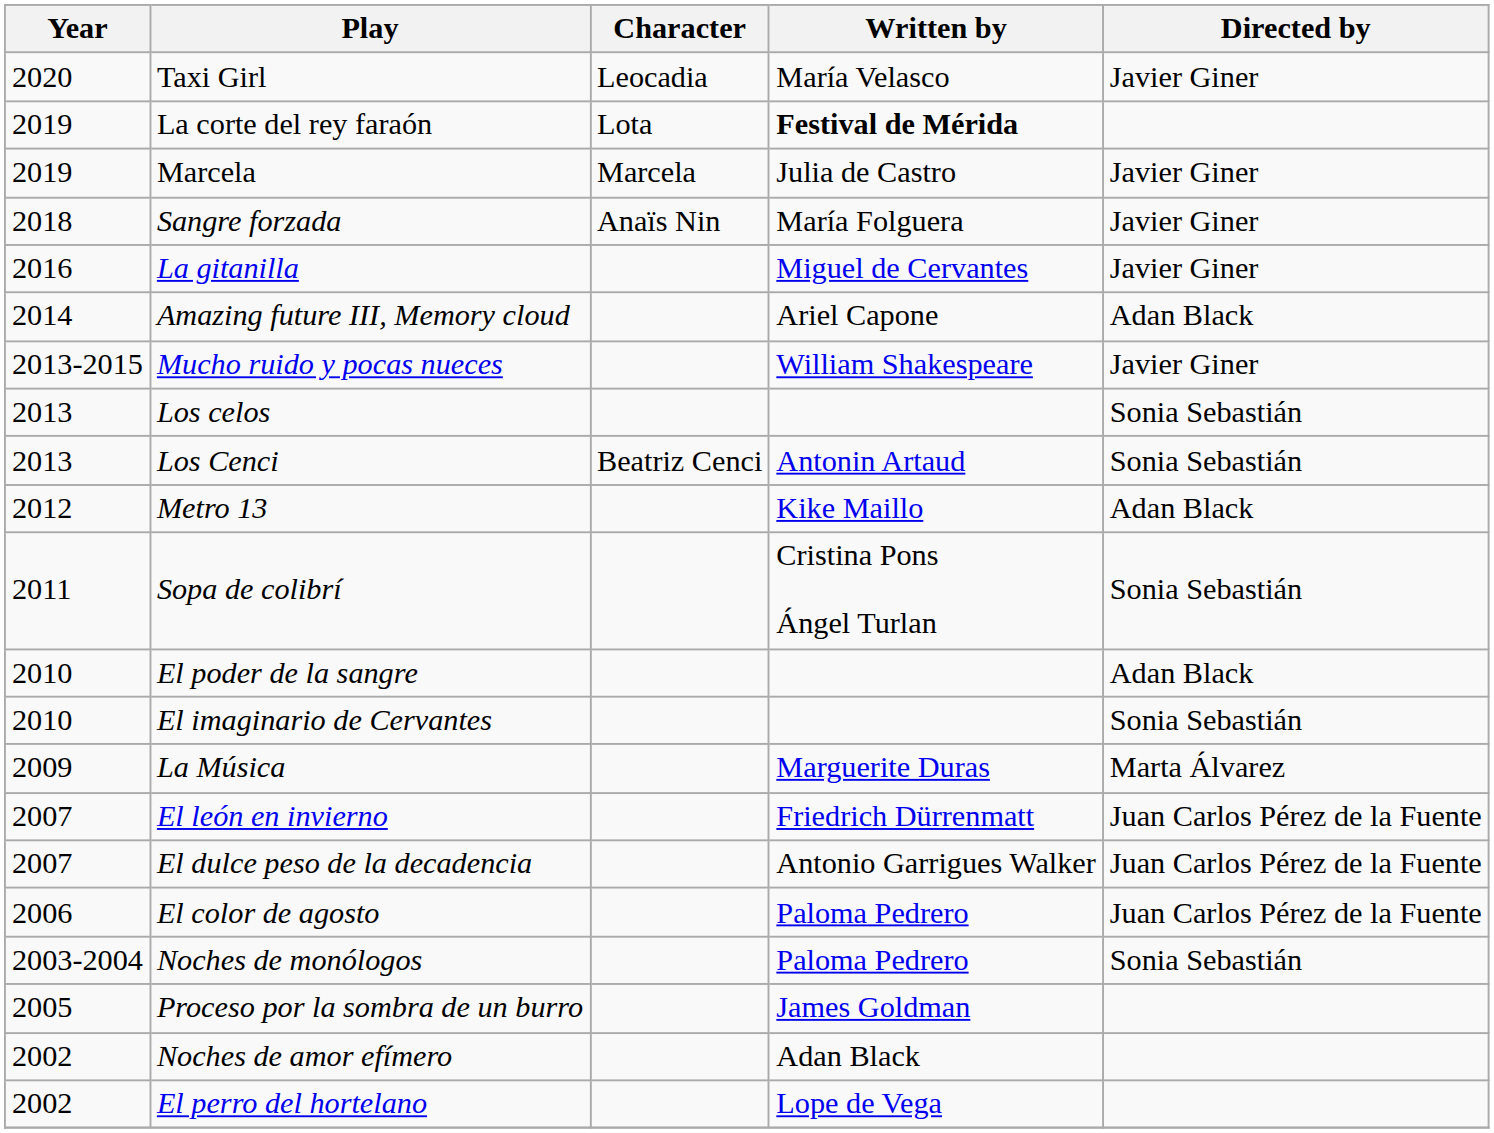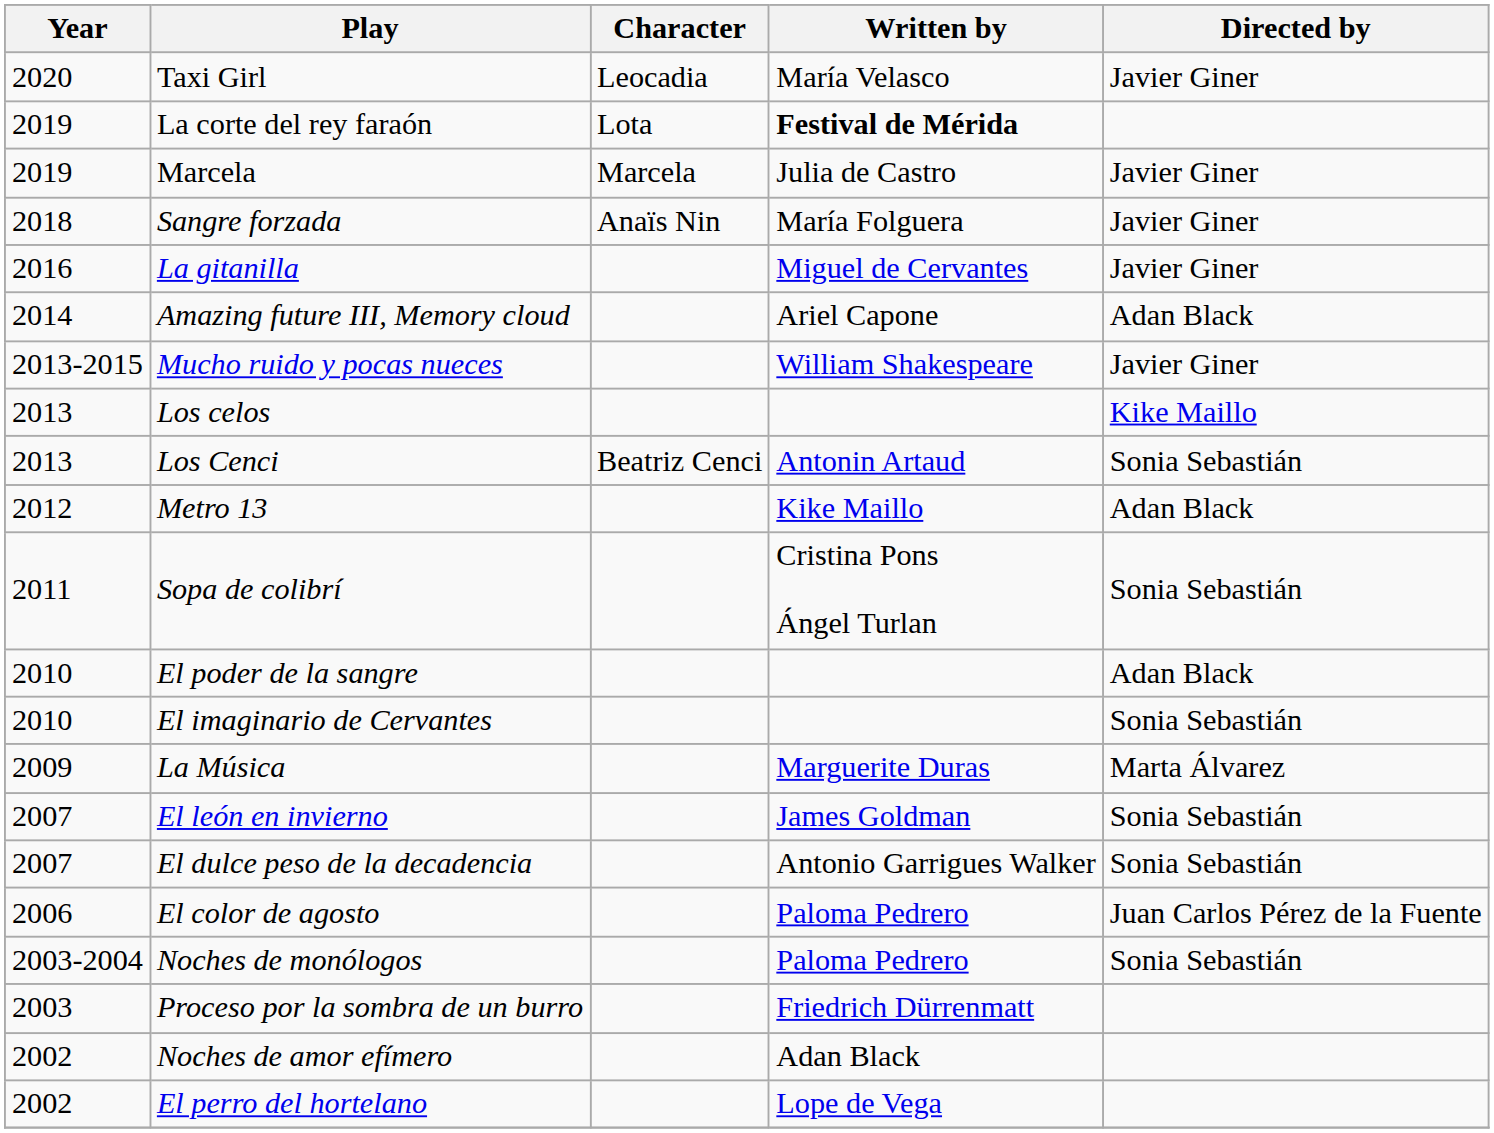(1206, 412) Sonia Sebastián -> (1183, 412) Kike Maillo
(905, 815) Friedrich Dürrenmatt -> (873, 815) James Goldman
(1296, 815) Juan Carlos Pérez de la Fuente -> (1206, 815) Sonia Sebastián
(1296, 863) Juan Carlos Pérez de la Fuente -> (1206, 863) Sonia Sebastián
(42, 1007) 2005 -> (42, 1007) 2003
(873, 1007) James Goldman -> (905, 1007) Friedrich Dürrenmatt
